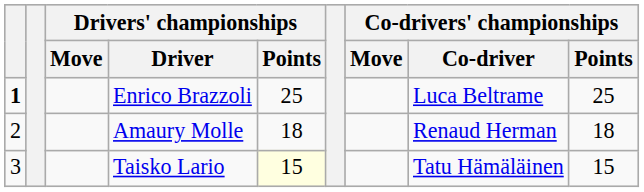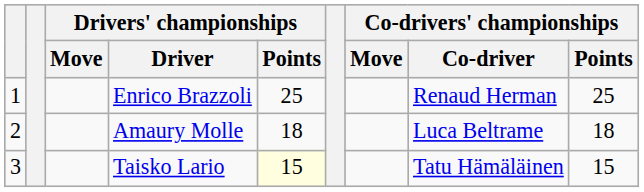(16, 94) bold -> (16, 94) normal
(478, 94) Luca Beltrame -> (485, 94) Renaud Herman
(485, 131) Renaud Herman -> (478, 131) Luca Beltrame
